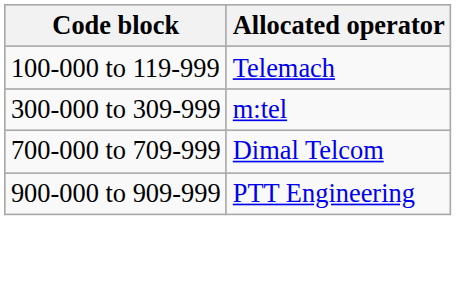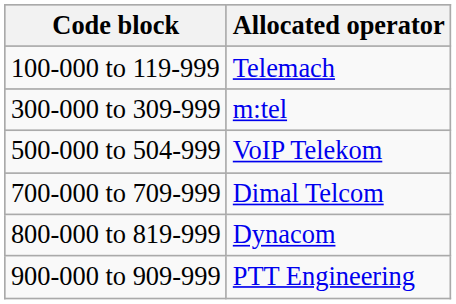+ row: (116, 151)
+ row: (116, 234)
